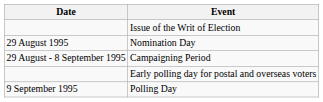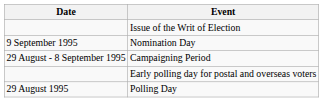(37, 43) 29 August 1995 -> (42, 43) 9 September 1995
(42, 89) 9 September 1995 -> (37, 89) 29 August 1995
